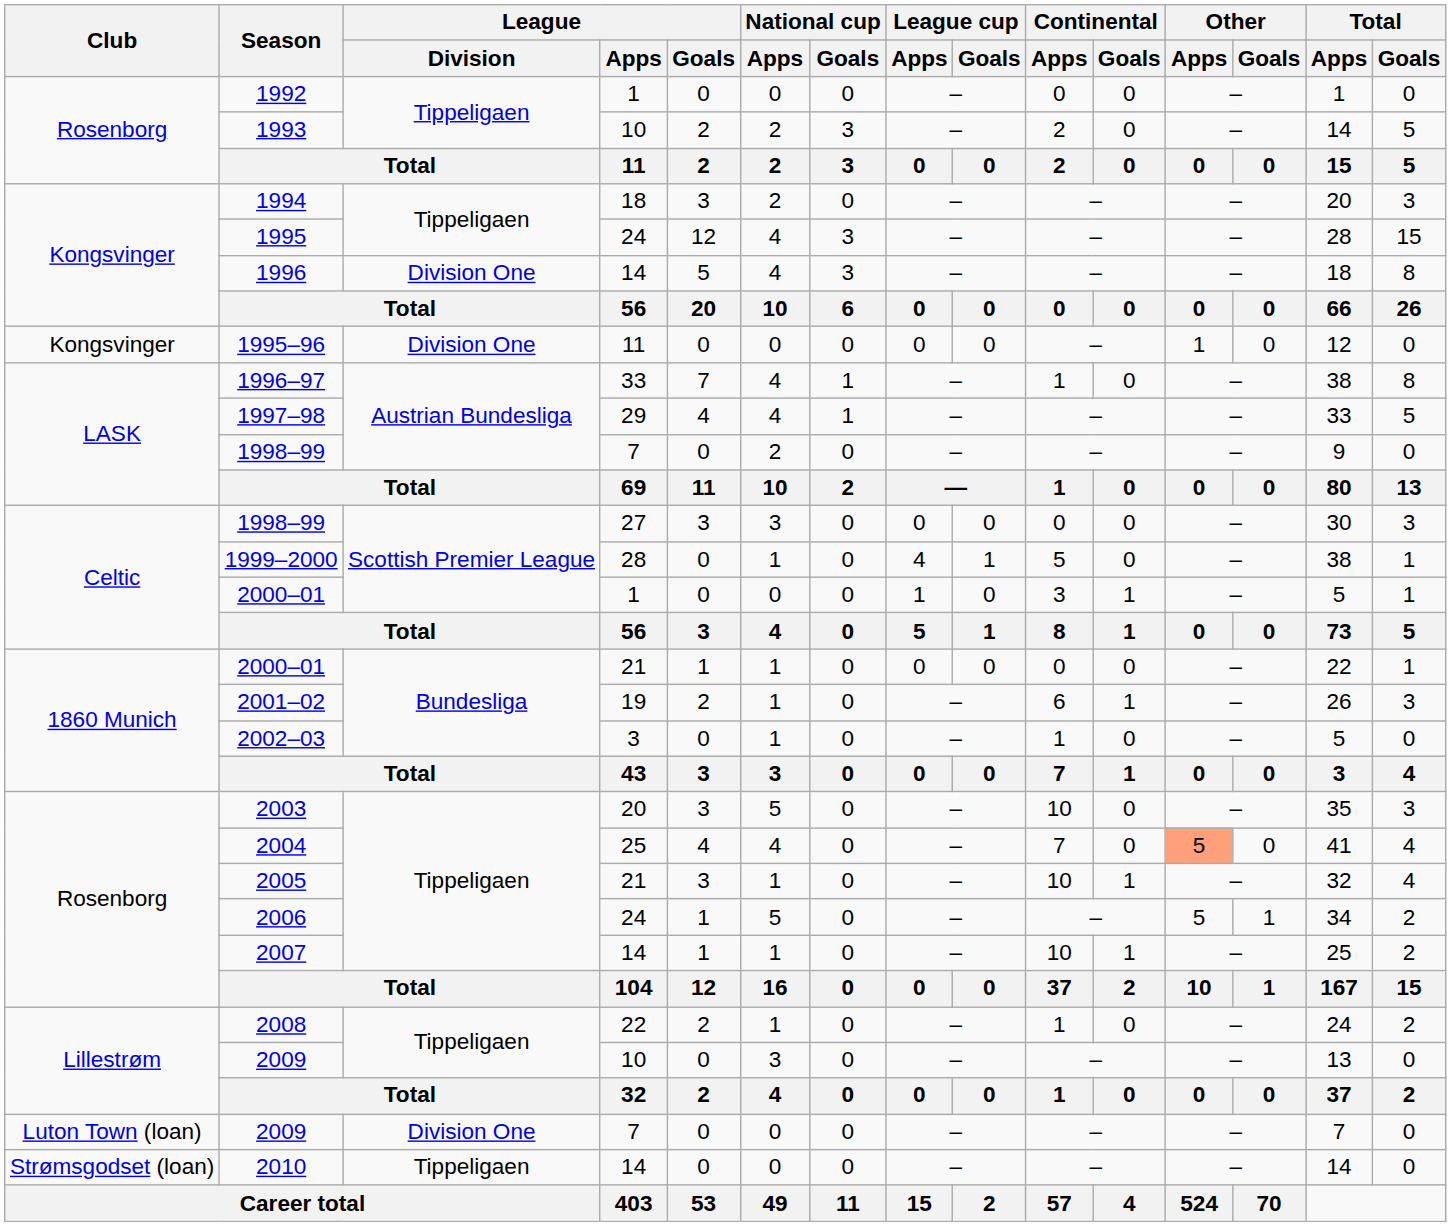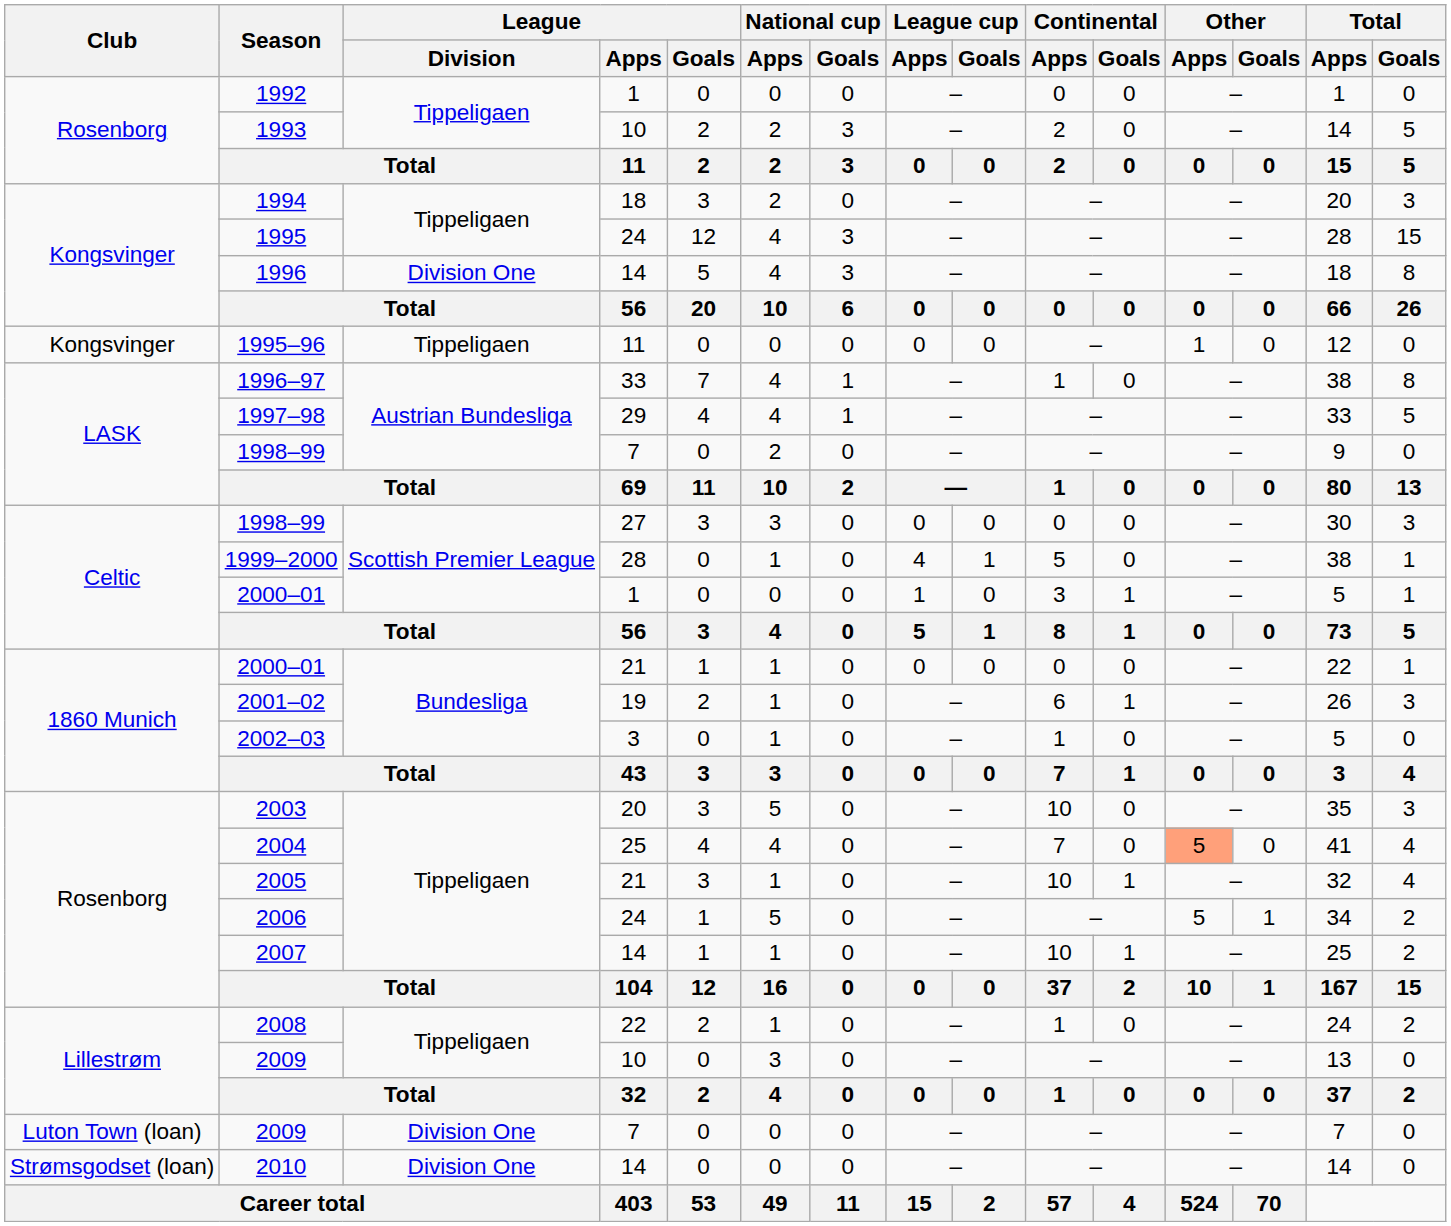(472, 344) Division One -> (472, 344) Tippeligaen
(472, 1167) Tippeligaen -> (472, 1167) Division One
